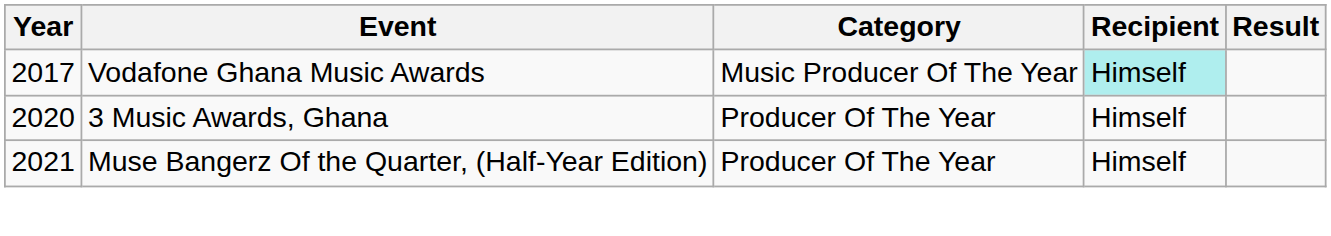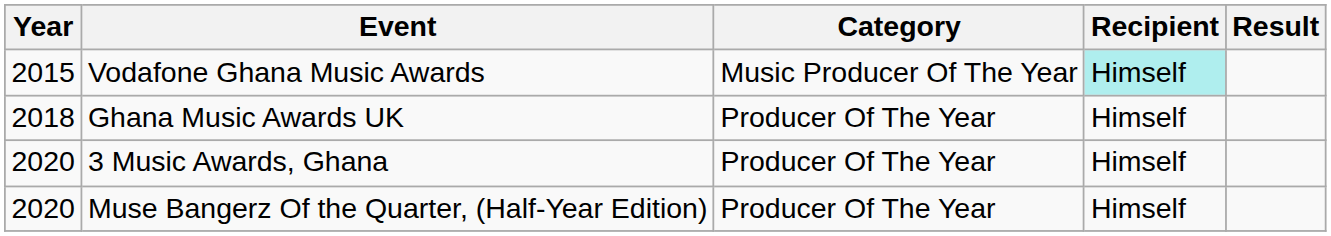(43, 72) 2017 -> (43, 72) 2015
+ row: (246, 117)
(43, 162) 2021 -> (43, 207) 2020
